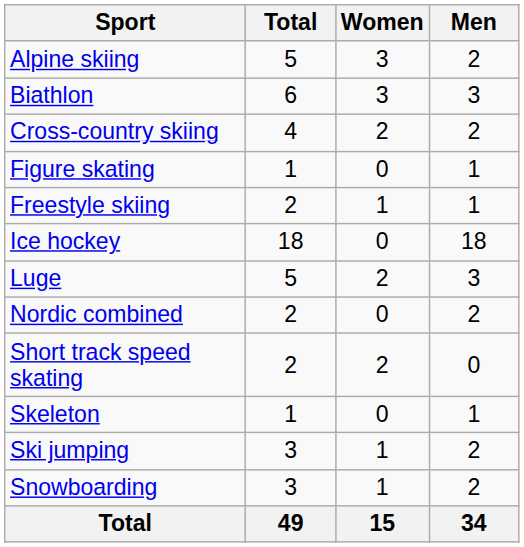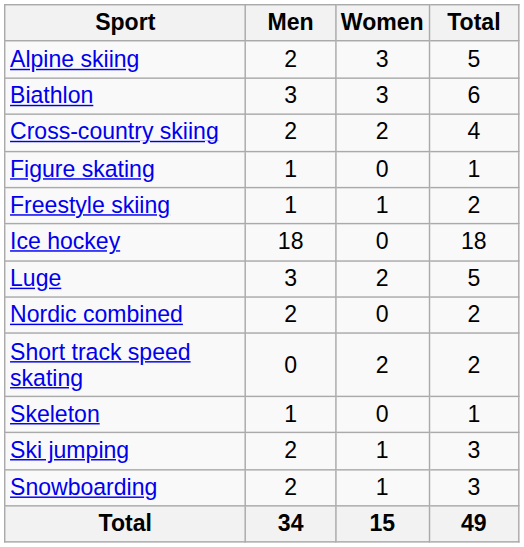columns swapped: (474, 22) <-> (291, 22)
